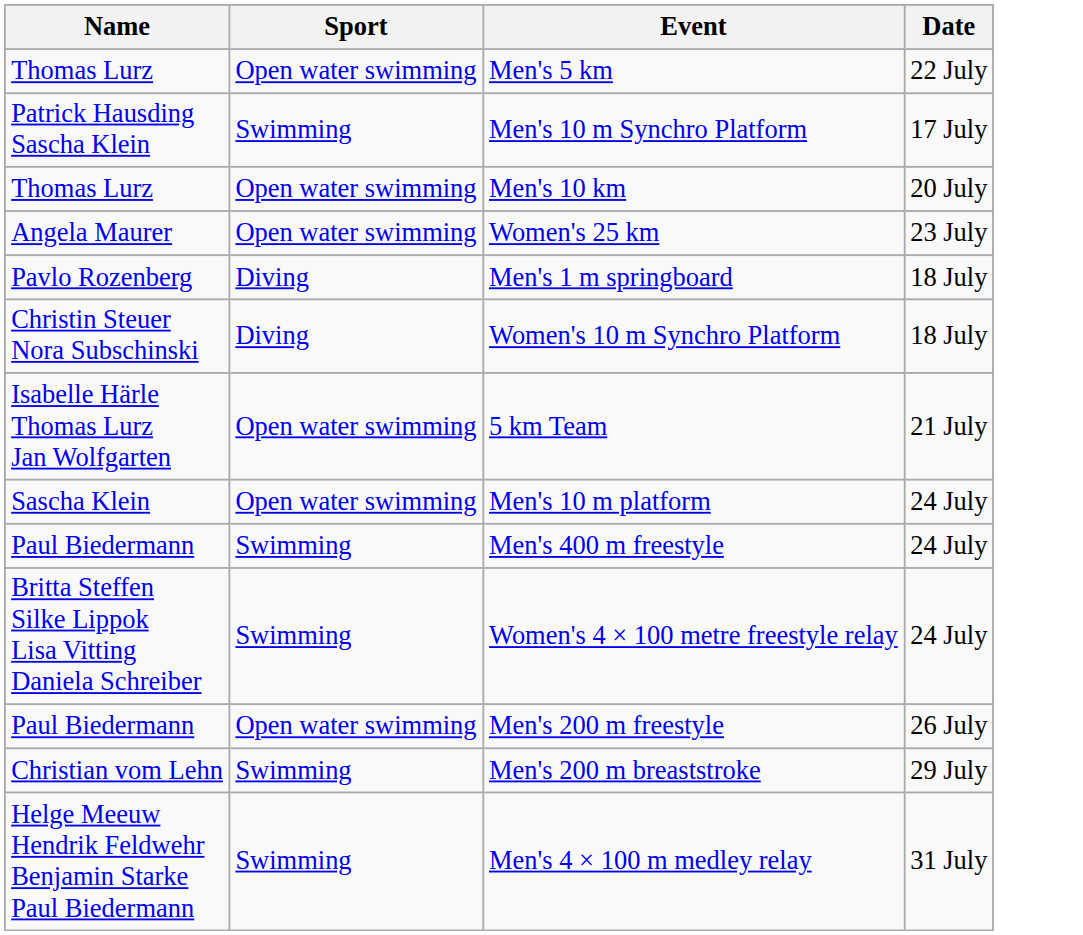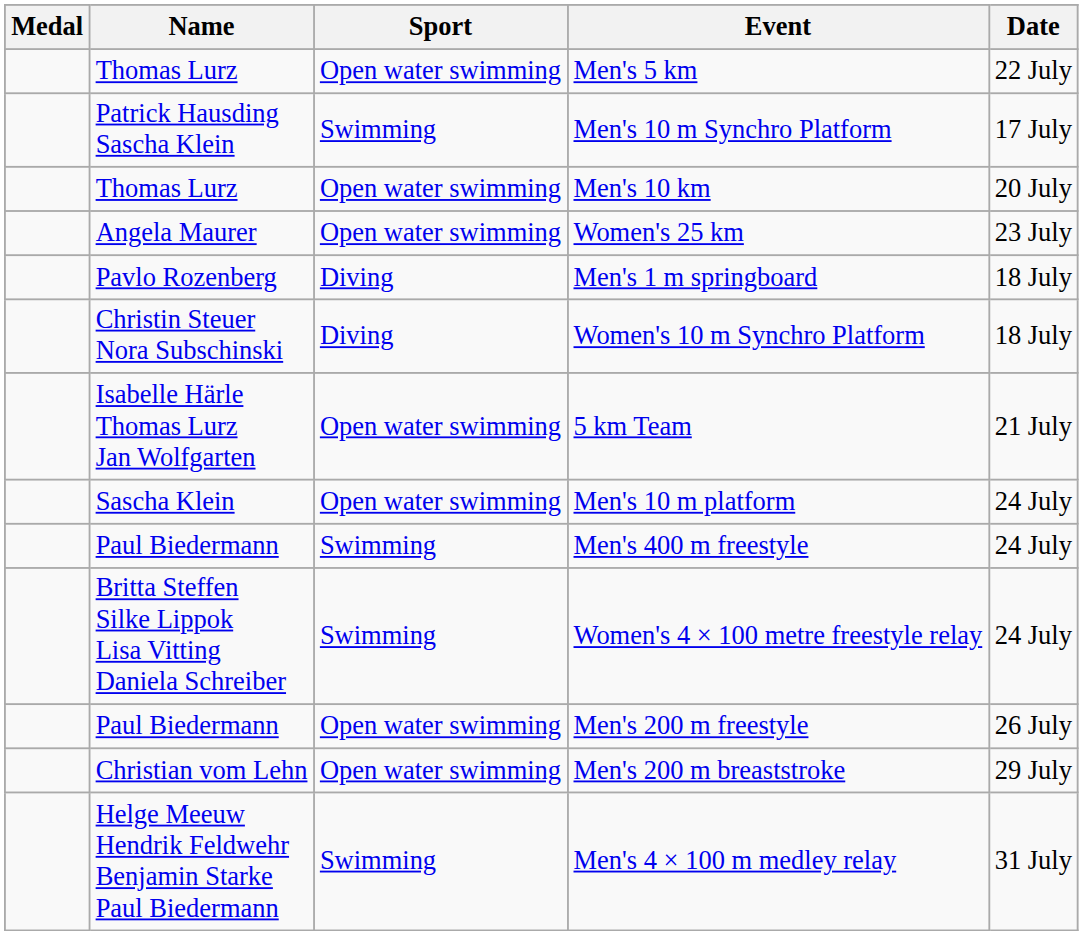+ column: (47, 26)
(293, 770) Swimming -> (440, 770) Open water swimming
